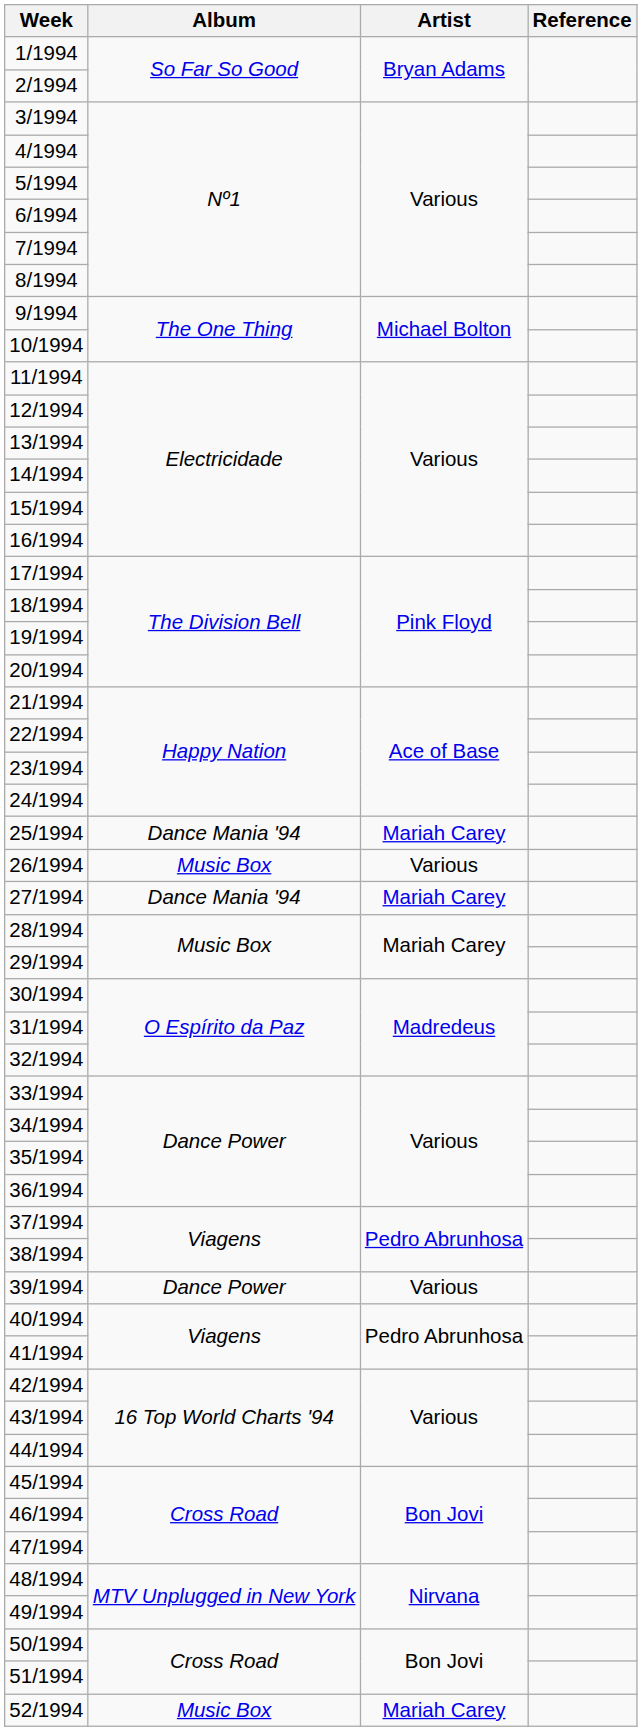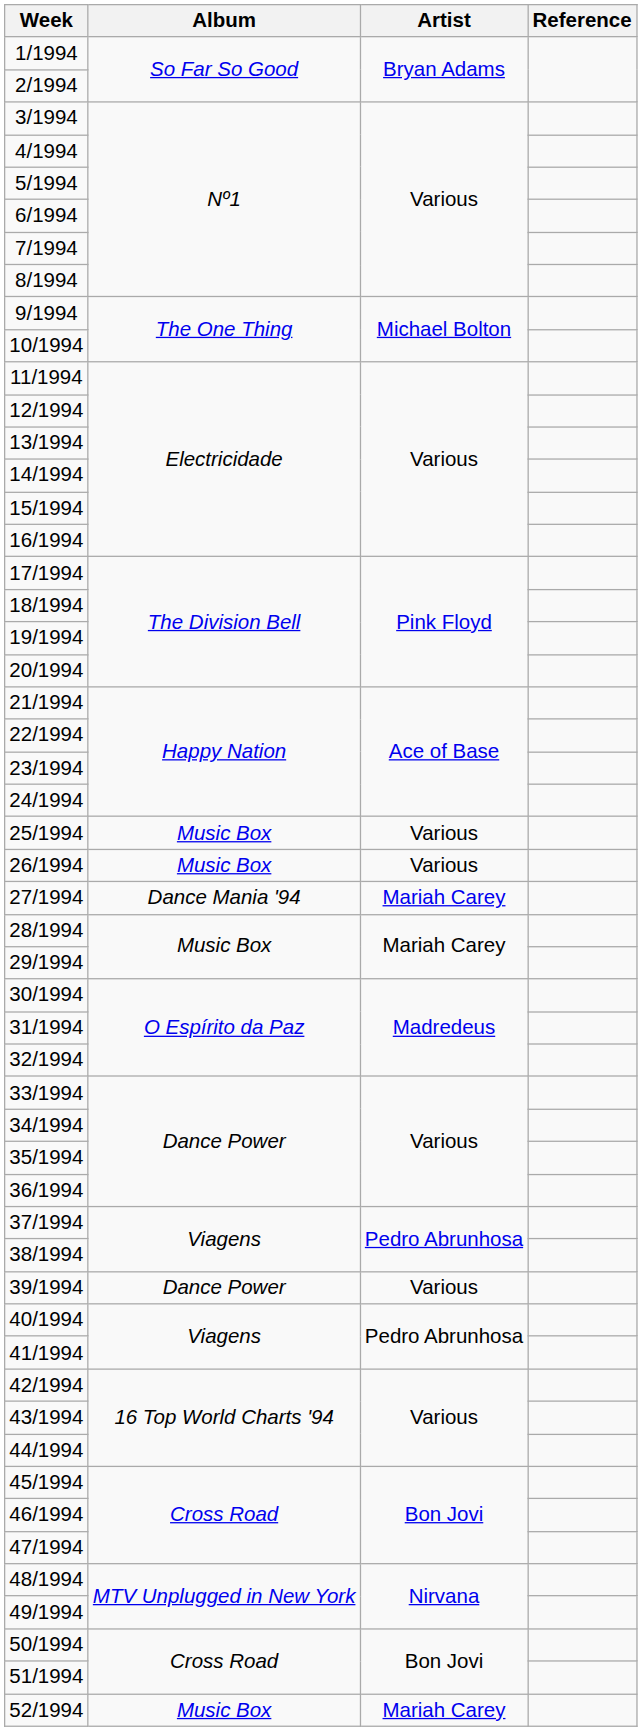(224, 832) Dance Mania '94 -> (224, 832) Music Box
(444, 832) Mariah Carey -> (444, 832) Various
